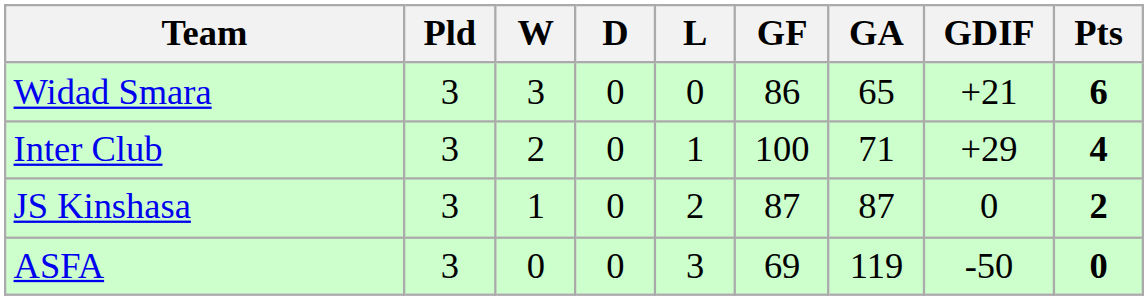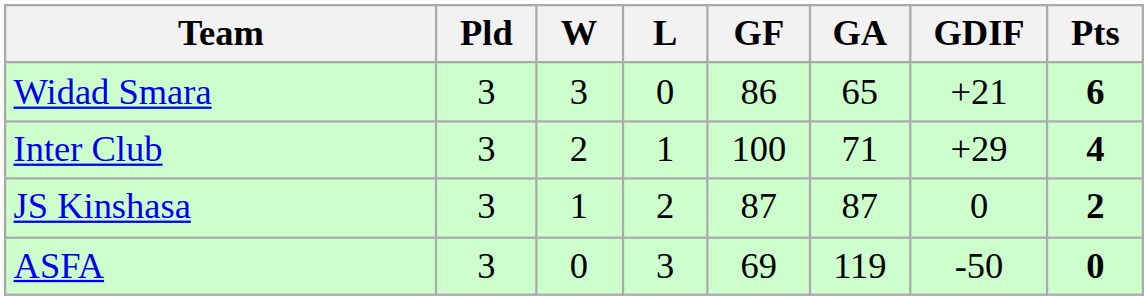- column: (615, 33)
